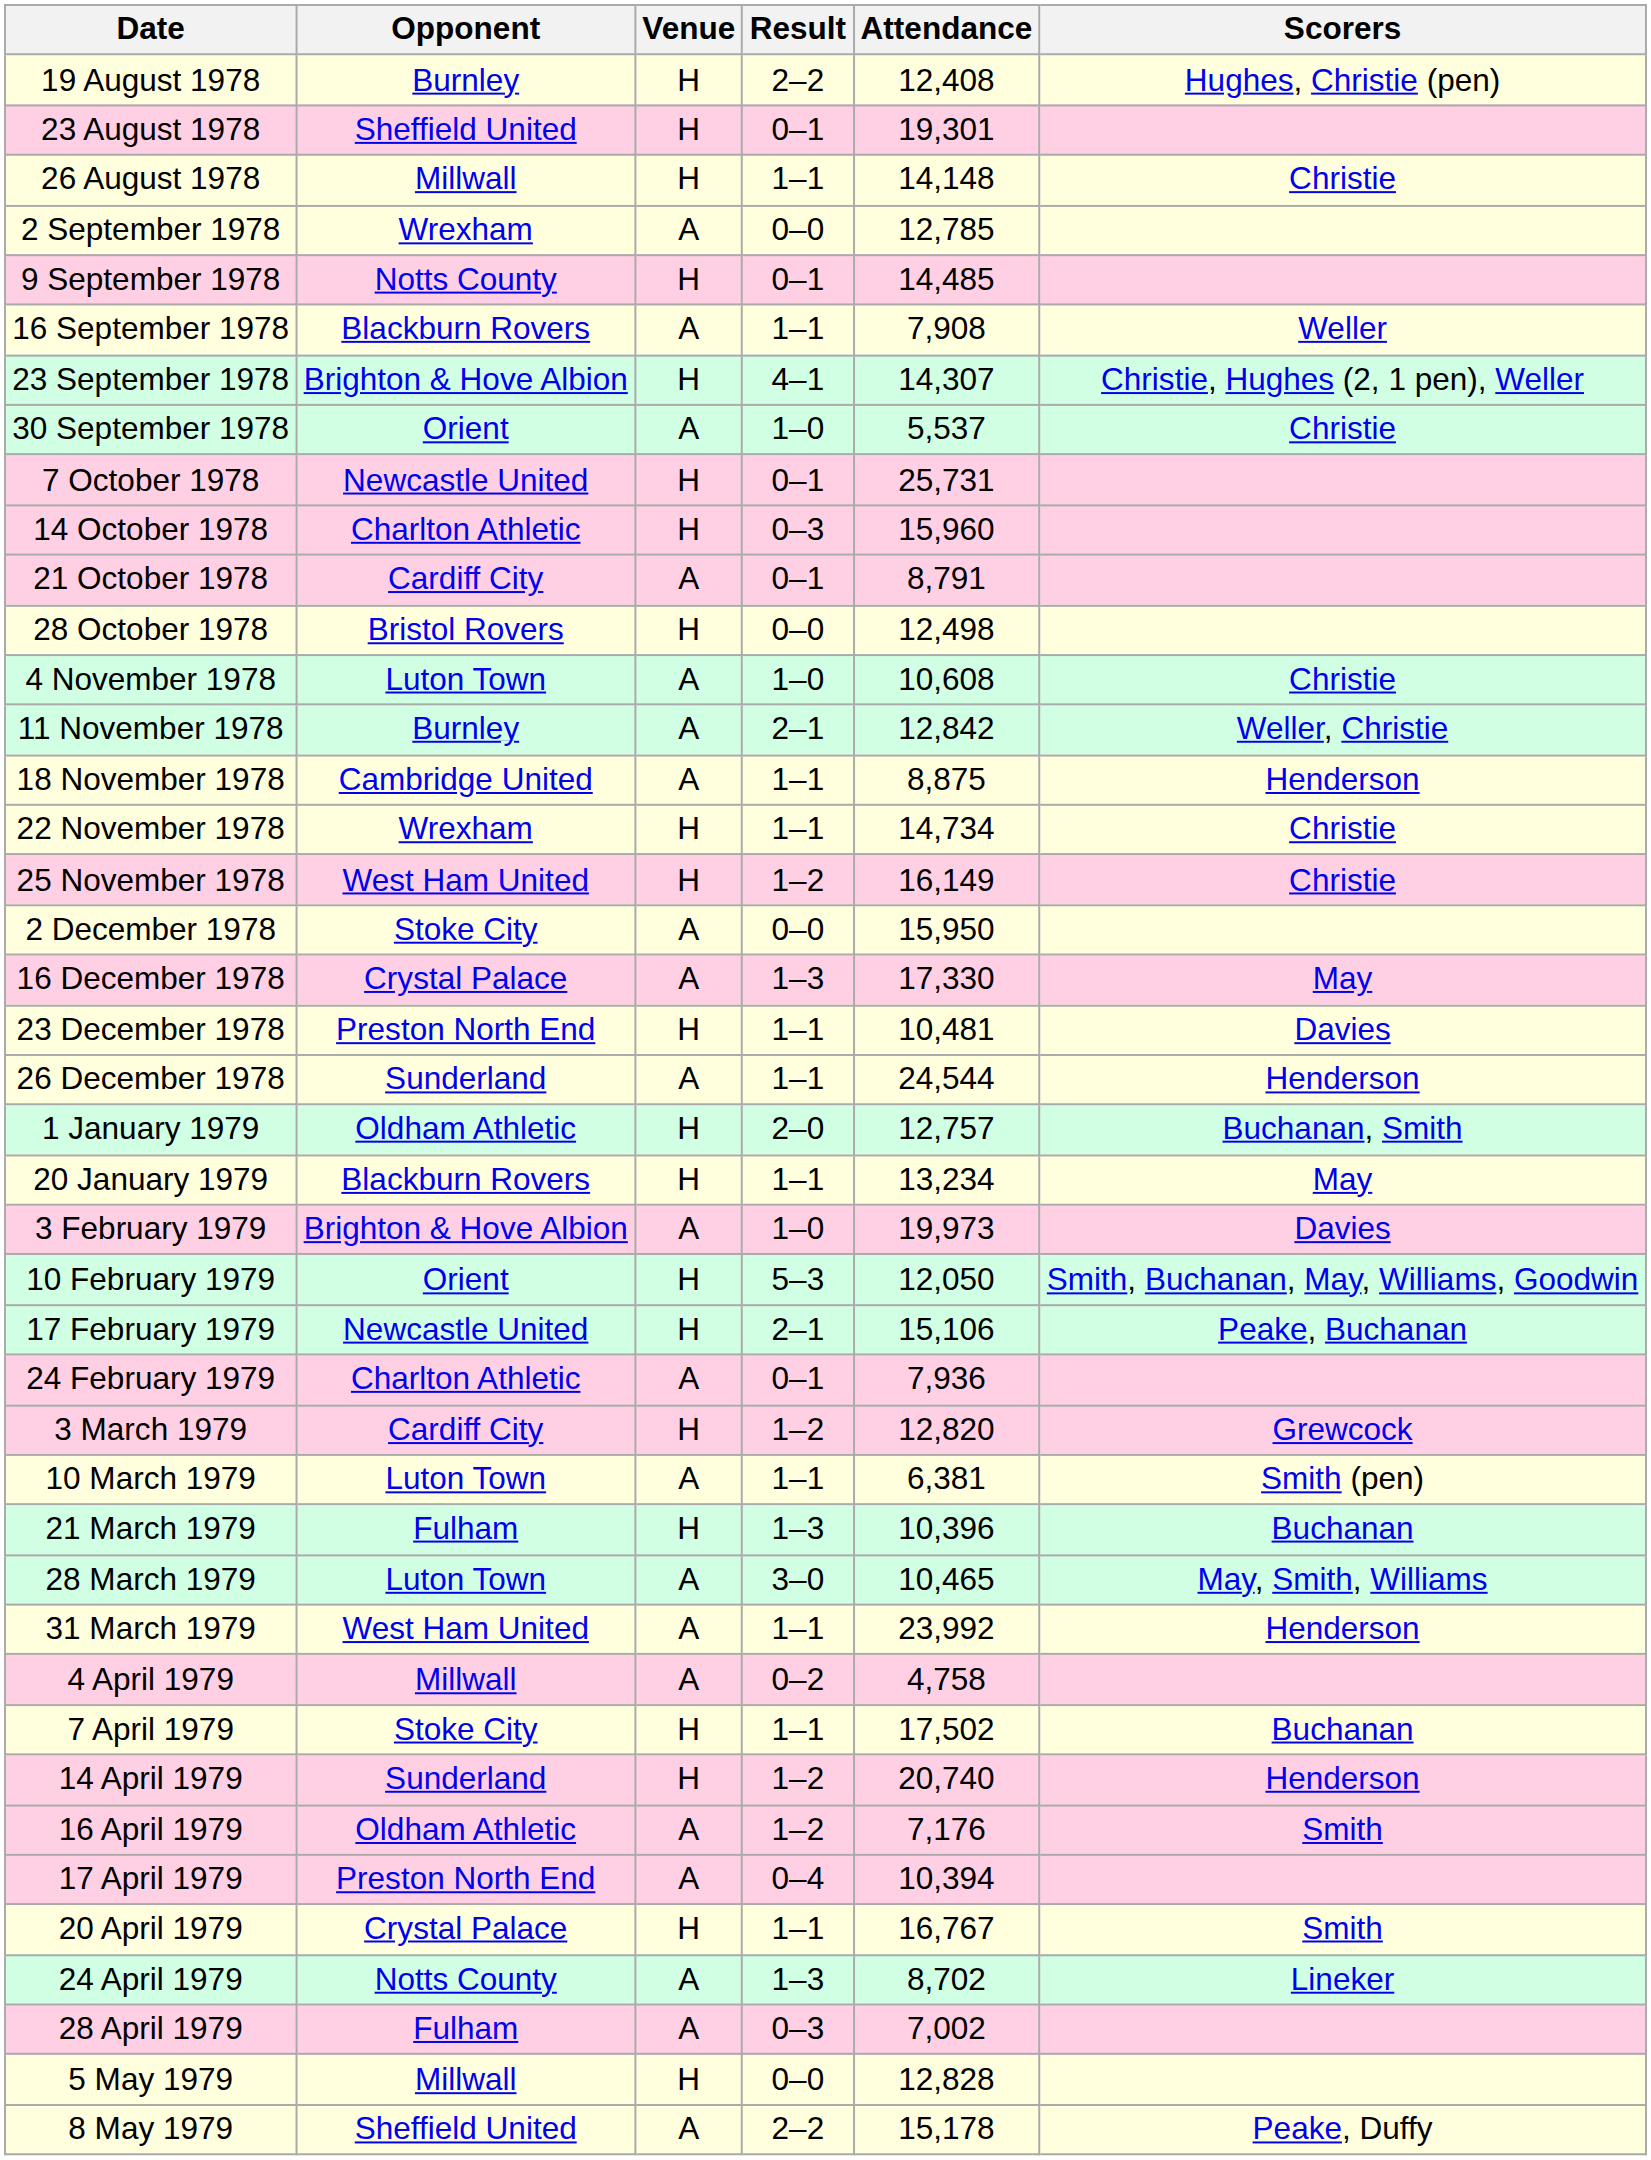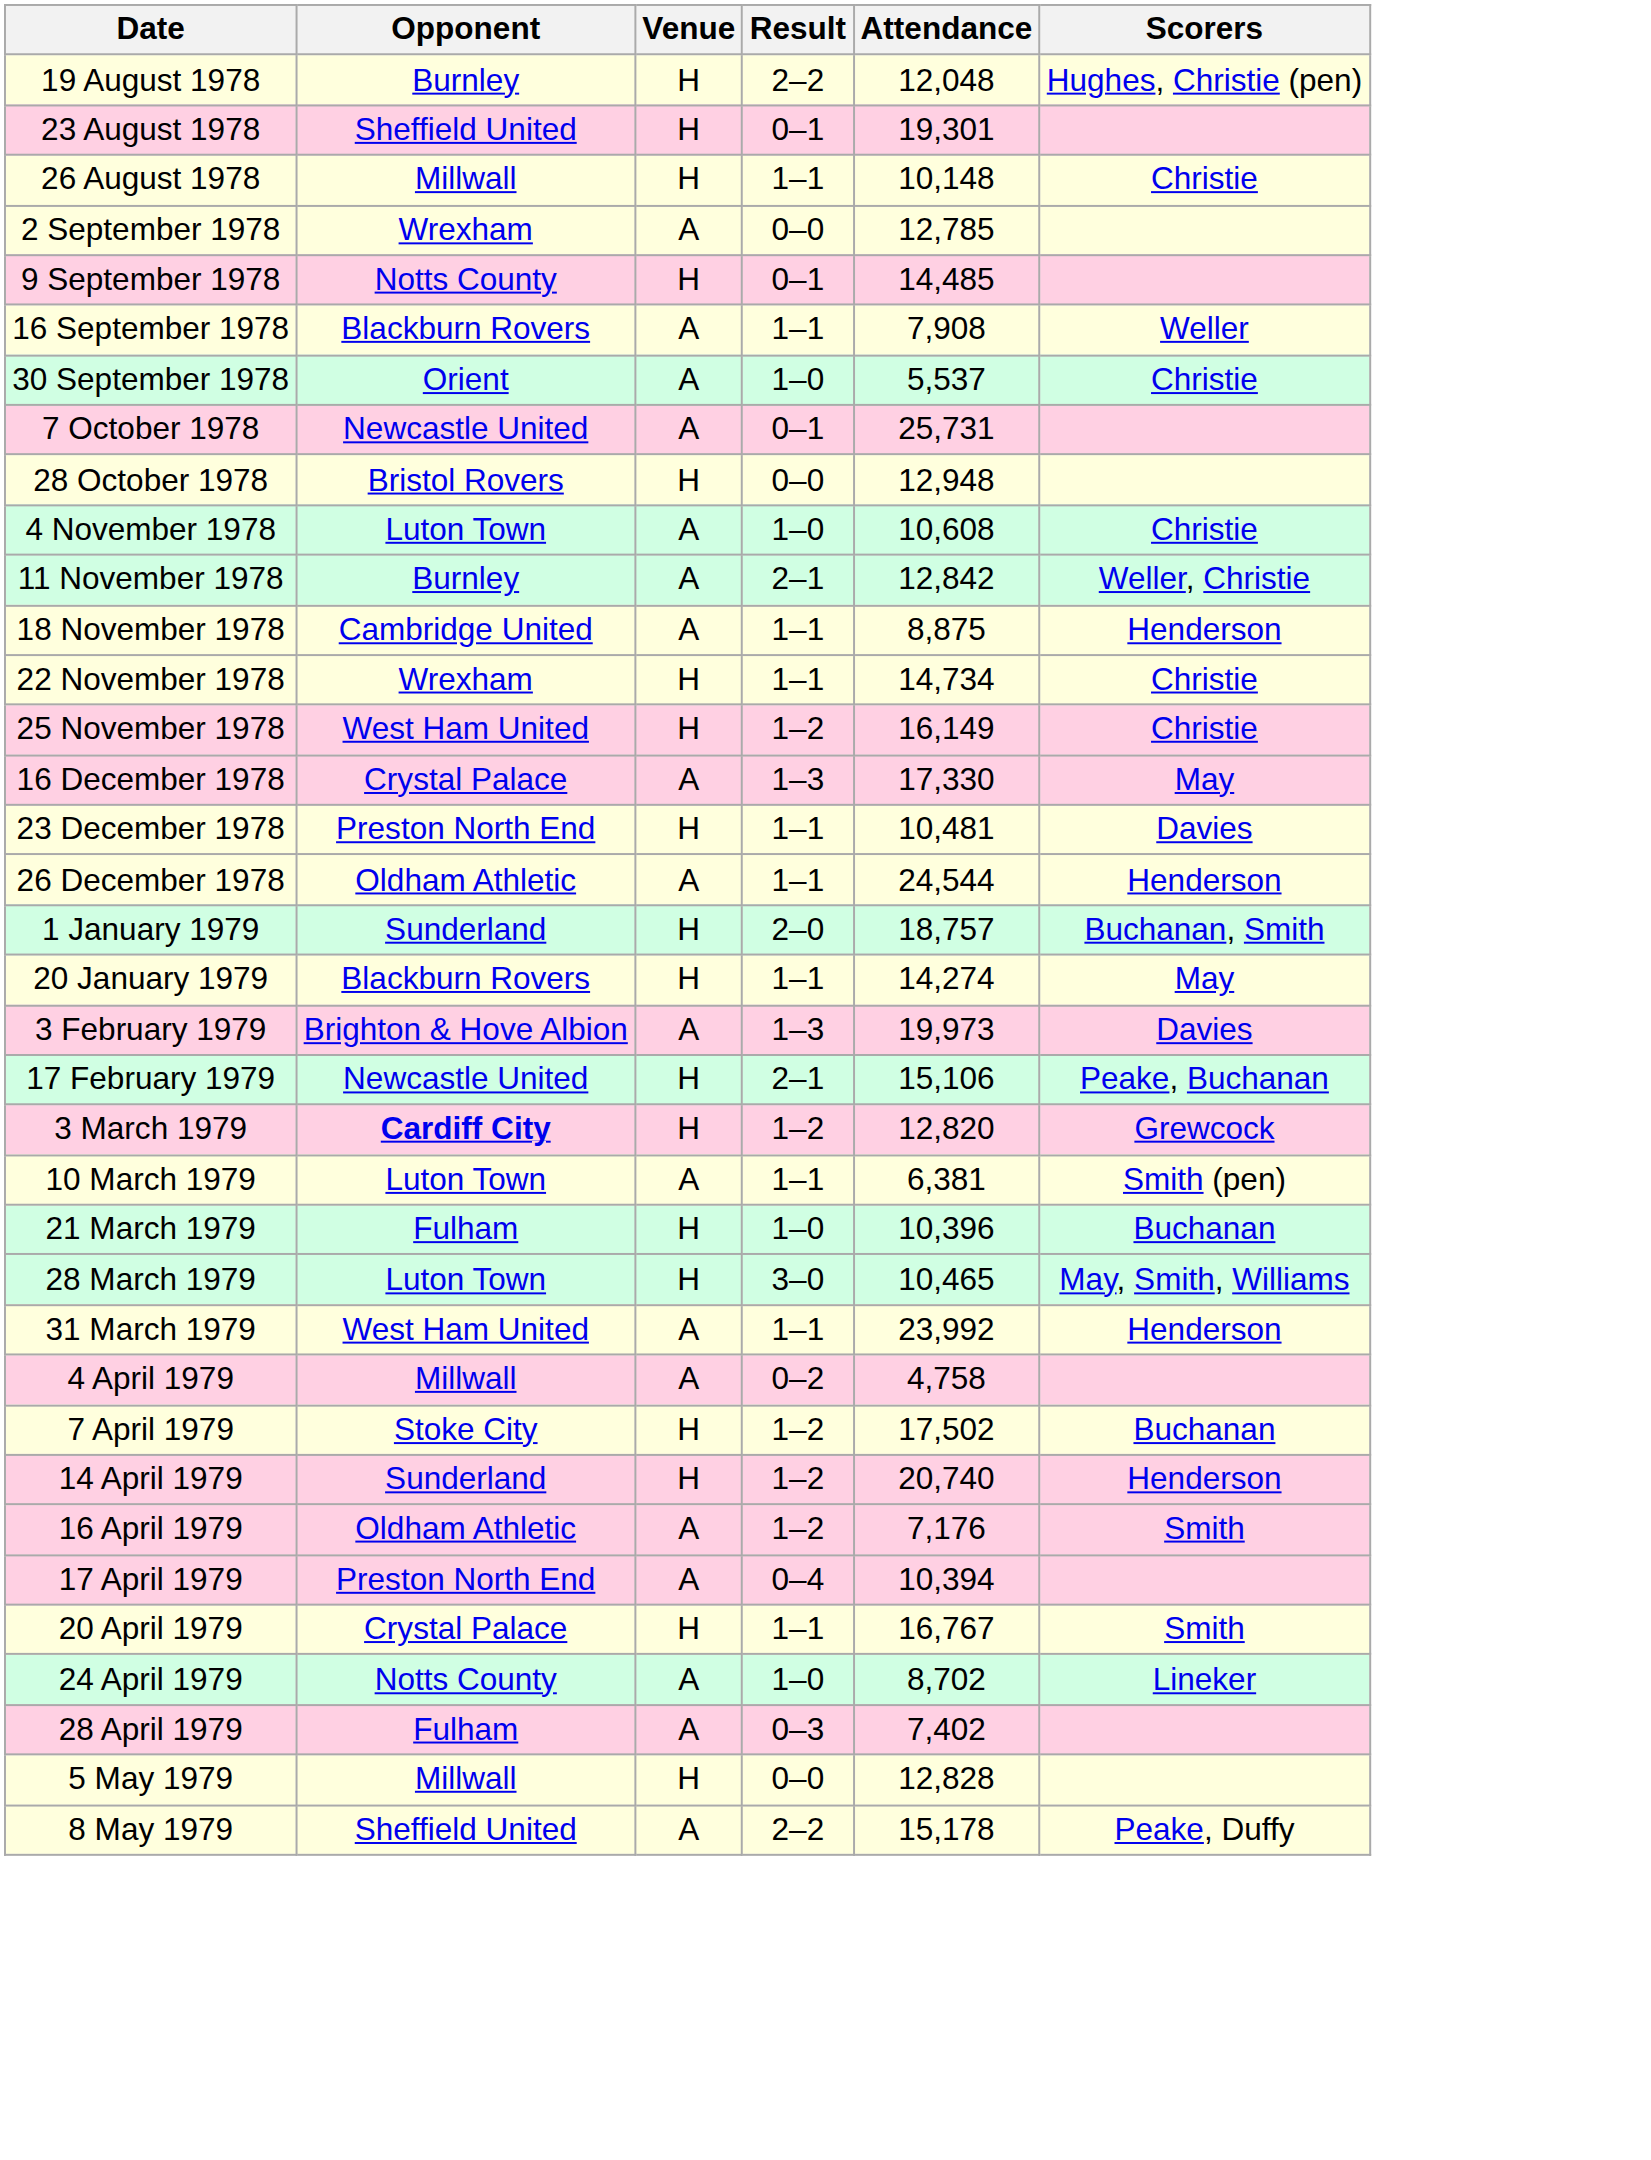(946, 79) 12,408 -> (946, 79) 12,048
(946, 179) 14,148 -> (946, 179) 10,148
- row: (151, 379)
(689, 479) H -> (689, 429) A
- row: (151, 529)
- row: (151, 579)
(946, 629) 12,498 -> (946, 479) 12,948
- row: (151, 929)
(466, 1079) Sunderland -> (466, 879) Oldham Athletic
(466, 1129) Oldham Athletic -> (466, 929) Sunderland
(946, 1129) 12,757 -> (946, 929) 18,757
(946, 1179) 13,234 -> (946, 979) 14,274
(798, 1229) 1–0 -> (798, 1029) 1–3
- row: (151, 1279)
- row: (151, 1379)
(466, 1429) normal -> (466, 1129) bold
(798, 1529) 1–3 -> (798, 1229) 1–0
(689, 1579) A -> (689, 1279) H
(798, 1729) 1–1 -> (798, 1429) 1–2
(798, 1979) 1–3 -> (798, 1679) 1–0
(946, 2029) 7,002 -> (946, 1729) 7,402
